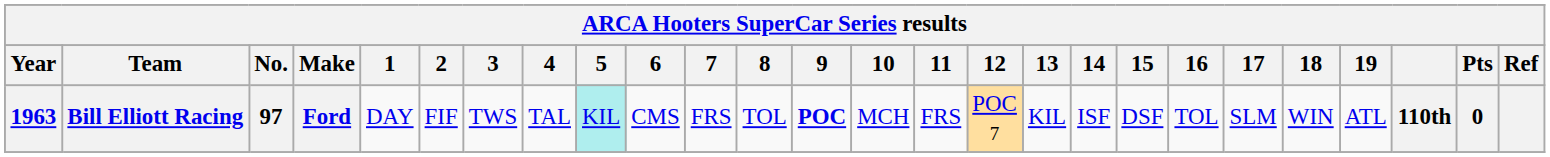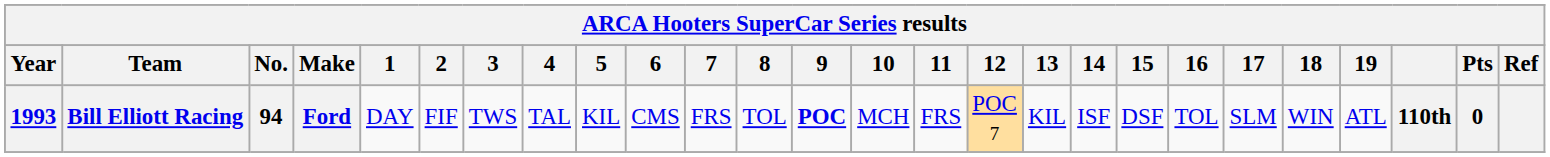(33, 118) 1963 -> (33, 118) 1993
(271, 118) 97 -> (271, 118) 94
(601, 118) paleturquoise background -> (601, 118) no background
